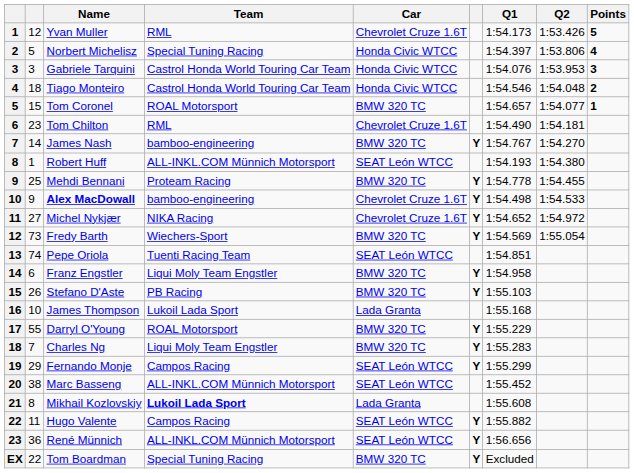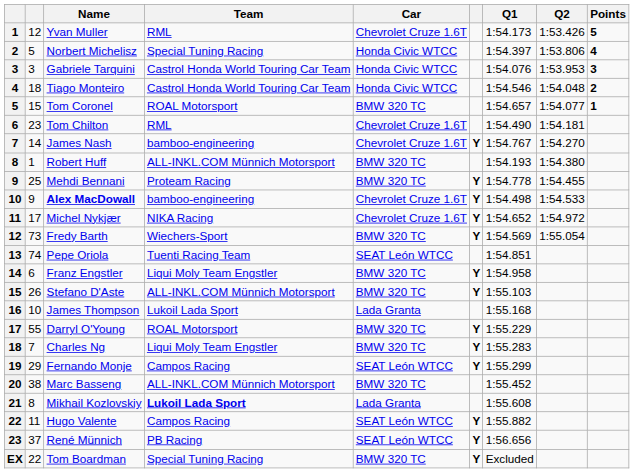(391, 144) BMW 320 TC -> (411, 144) Chevrolet Cruze 1.6T
(404, 162) SEAT León WTCC -> (391, 162) BMW 320 TC
(35, 218) 27 -> (35, 218) 17
(175, 292) PB Racing -> (241, 292) ALL-INKL.COM Münnich Motorsport
(404, 384) SEAT León WTCC -> (391, 384) BMW 320 TC
(35, 440) 36 -> (35, 440) 37
(241, 440) ALL-INKL.COM Münnich Motorsport -> (175, 440) PB Racing
